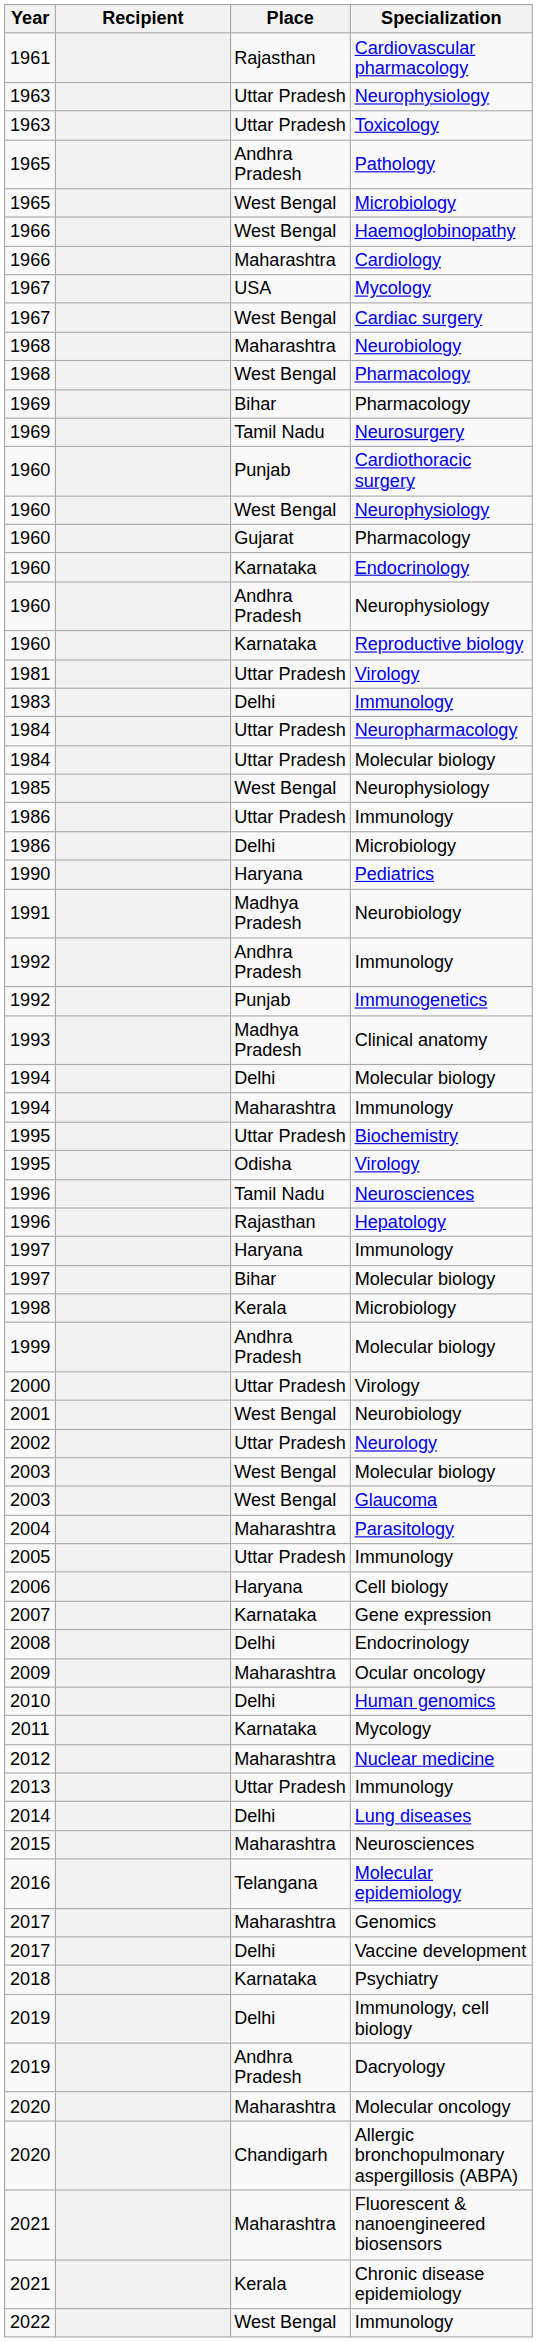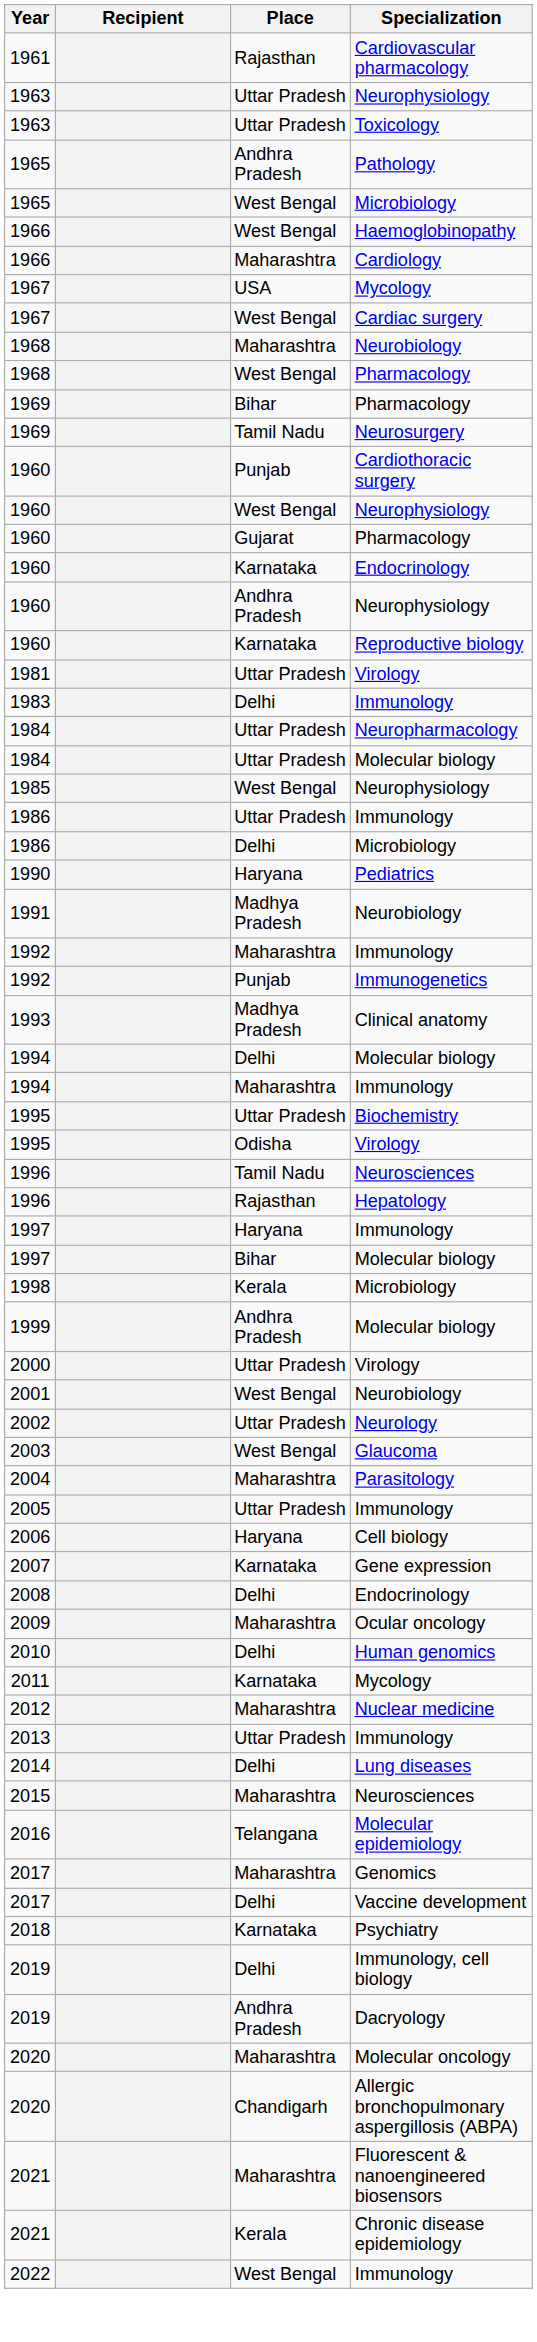(268, 962) Andhra Pradesh -> (285, 952) Maharashtra
- row: (30, 1471)
